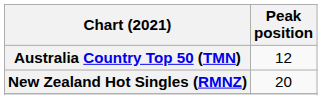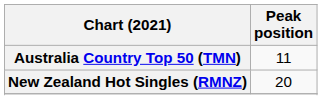(284, 57) 12 -> (284, 57) 11
